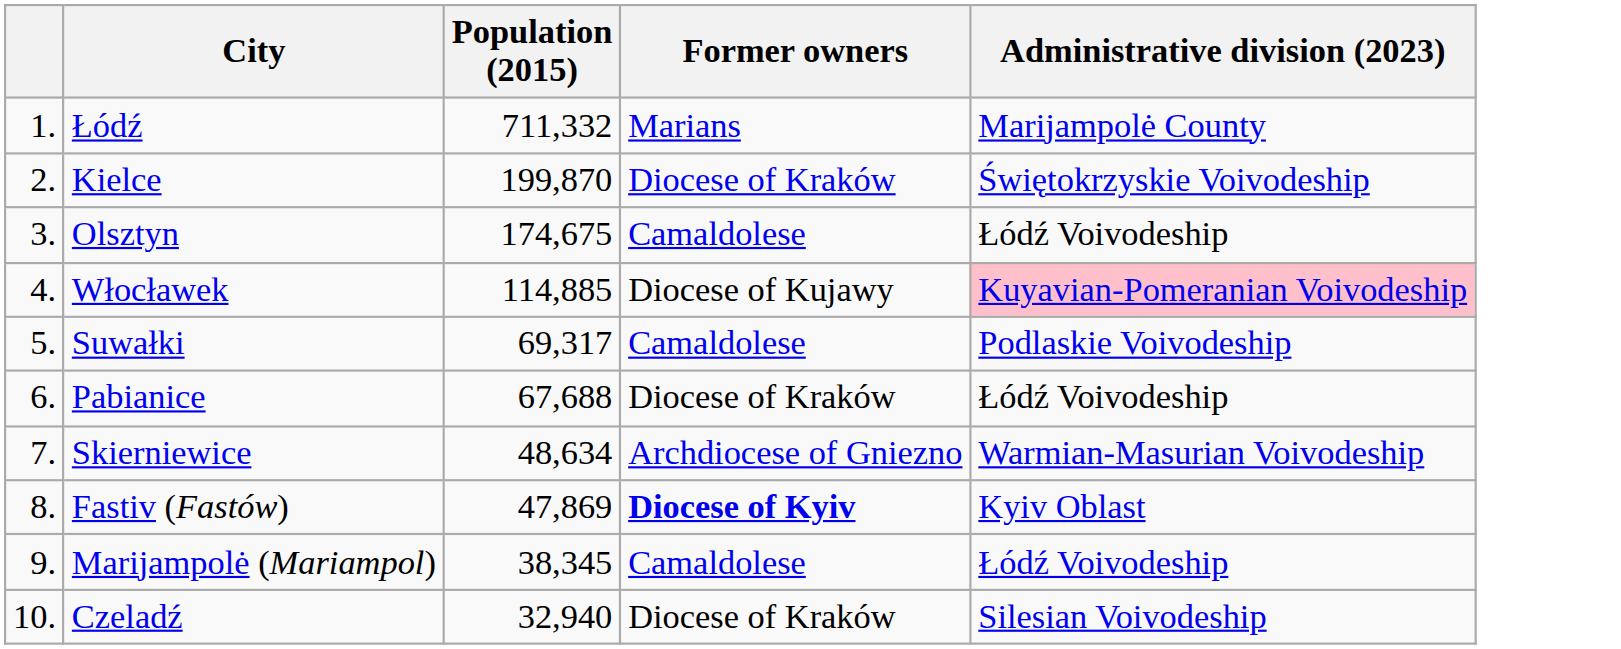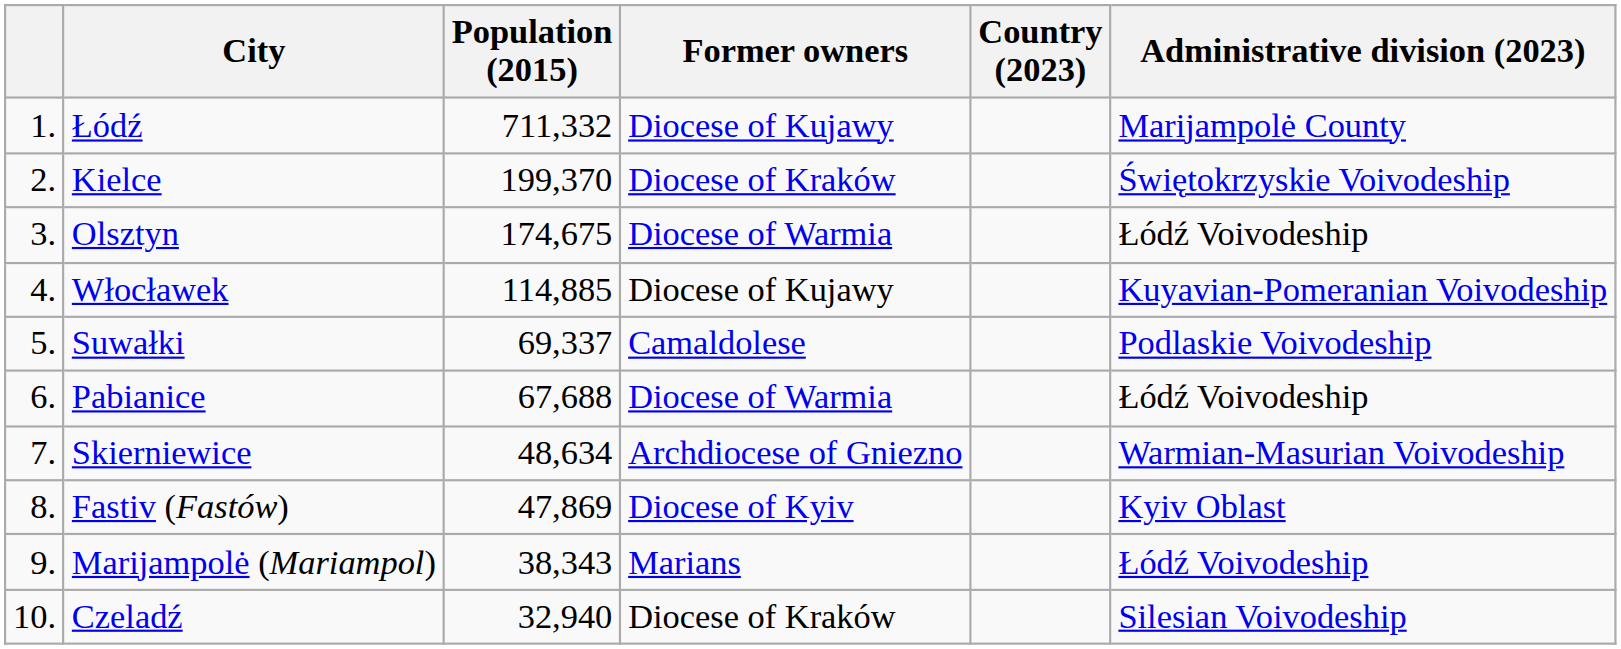+ column: (1040, 51)
(685, 125) Marians -> (761, 125) Diocese of Kujawy
(556, 179) 199,870 -> (556, 179) 199,370
(717, 234) Camaldolese -> (760, 234) Diocese of Warmia
(1223, 288) pink background -> (1363, 288) no background
(565, 343) 69,317 -> (565, 343) 69,337
(762, 397) Diocese of Kraków -> (760, 397) Diocese of Warmia
(742, 506) bold -> (741, 506) normal
(565, 561) 38,345 -> (565, 561) 38,343
(717, 561) Camaldolese -> (685, 561) Marians
